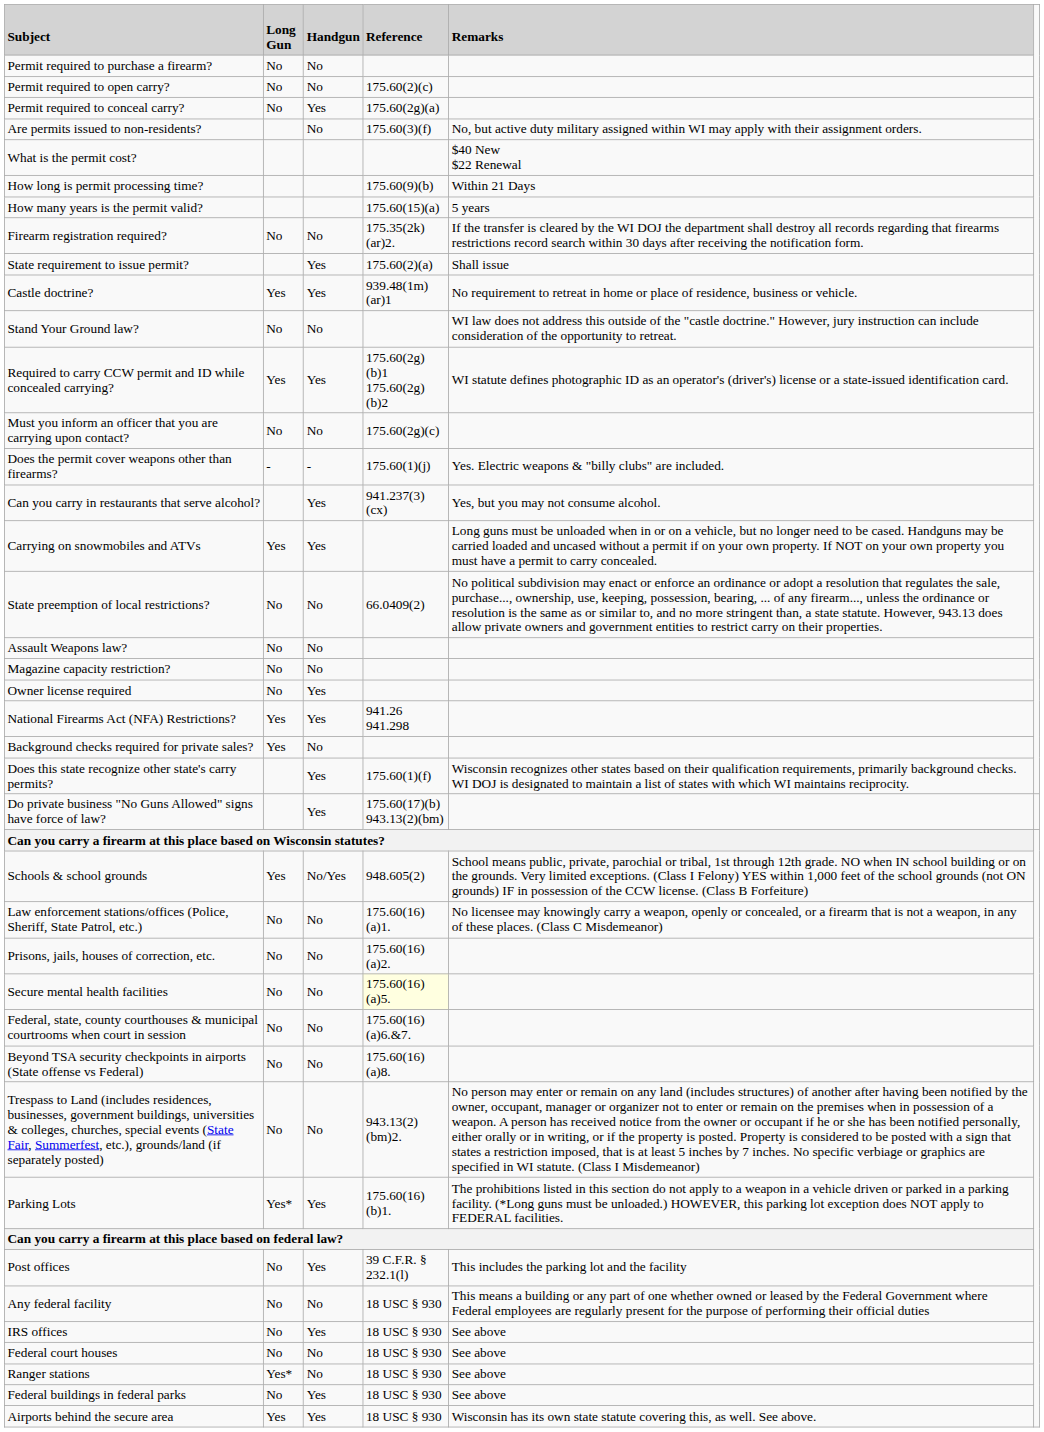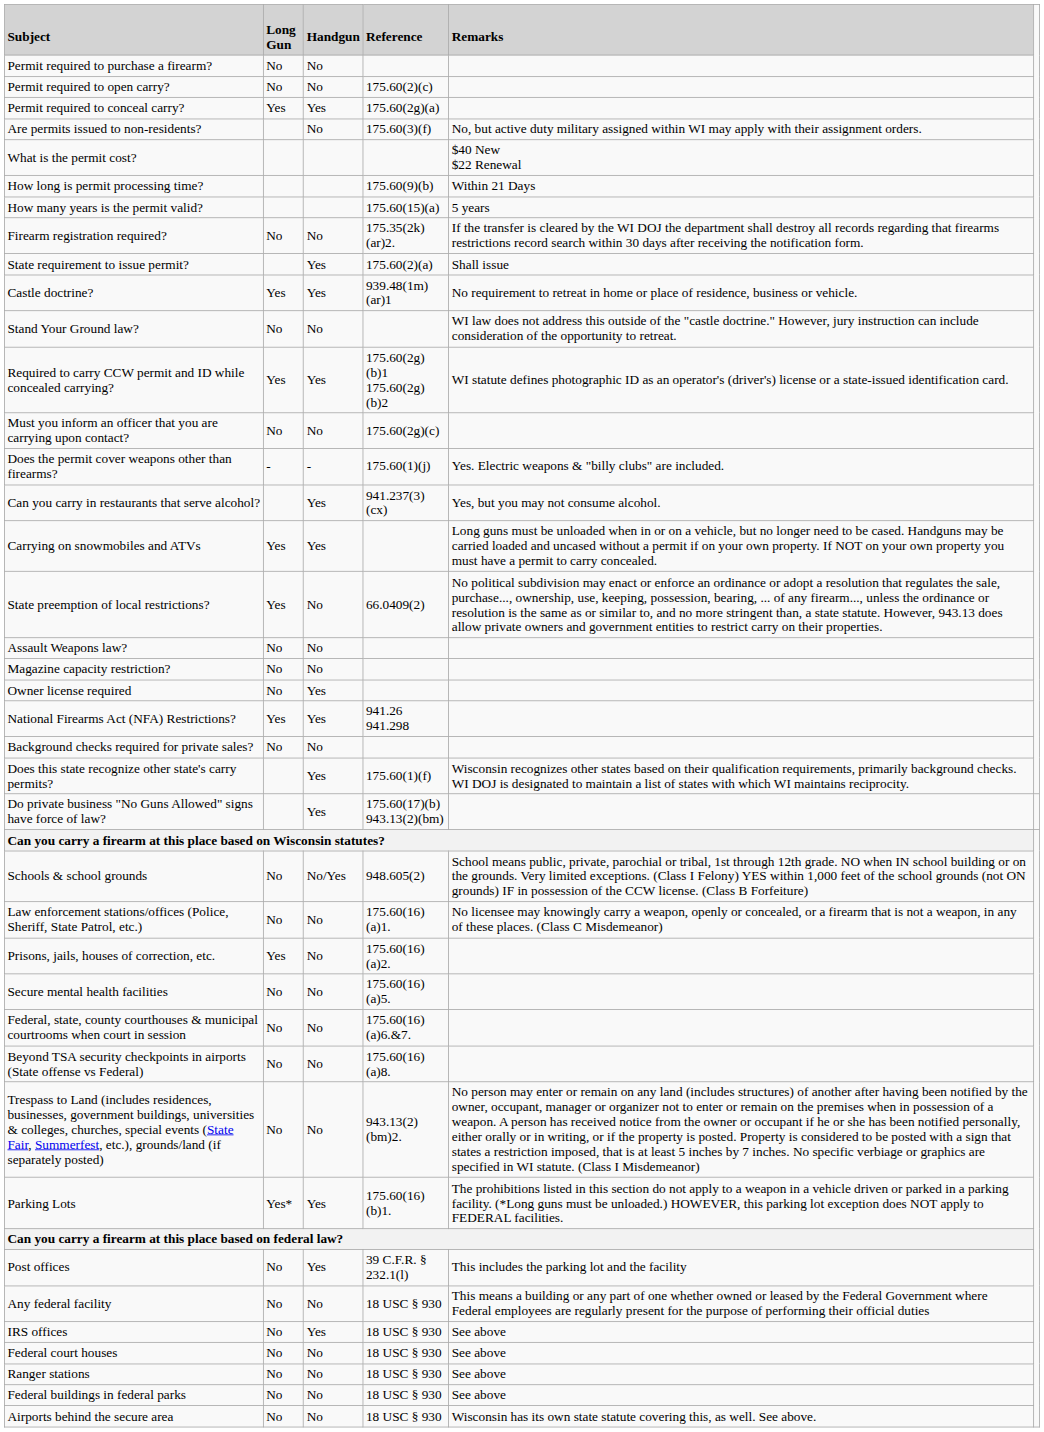(274, 108) No -> (276, 108) Yes
(274, 604) No -> (276, 604) Yes
(276, 747) Yes -> (274, 747) No
(276, 876) Yes -> (274, 876) No
(274, 955) No -> (276, 955) Yes
(395, 991) lightyellow background -> (395, 991) no background
(279, 1374) Yes* -> (274, 1374) No
(316, 1395) Yes -> (315, 1395) No
(276, 1416) Yes -> (274, 1416) No
(316, 1416) Yes -> (315, 1416) No
